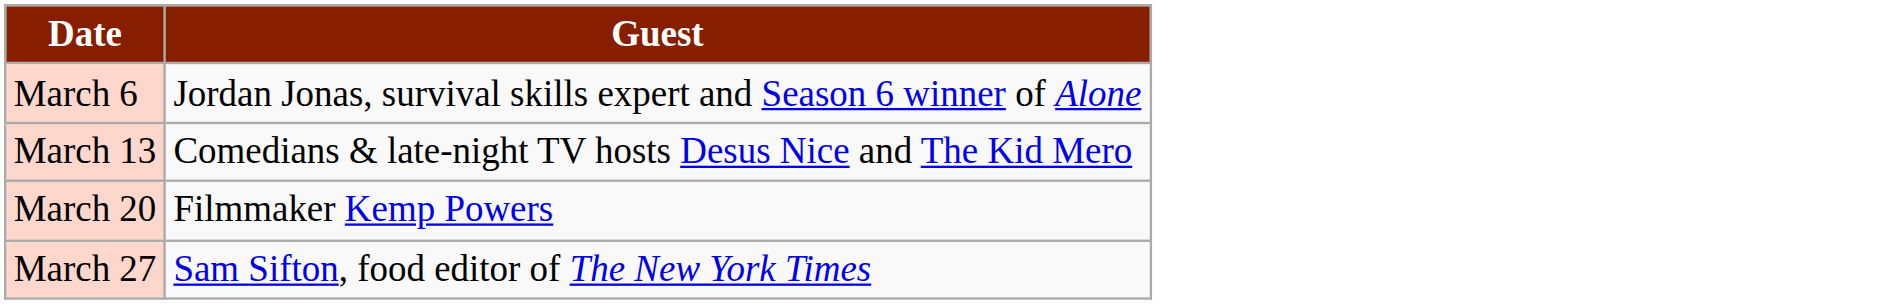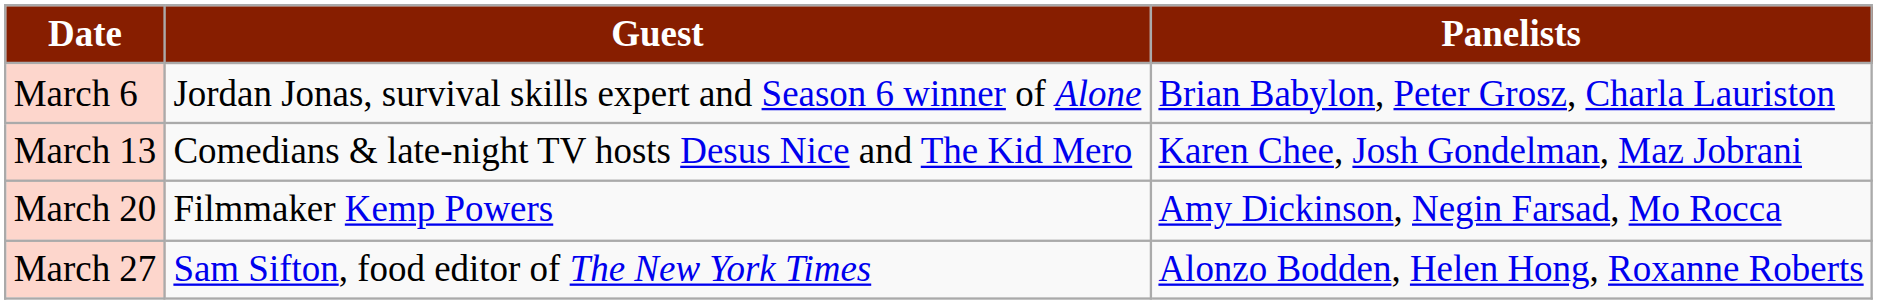+ column: (1511, 33)
